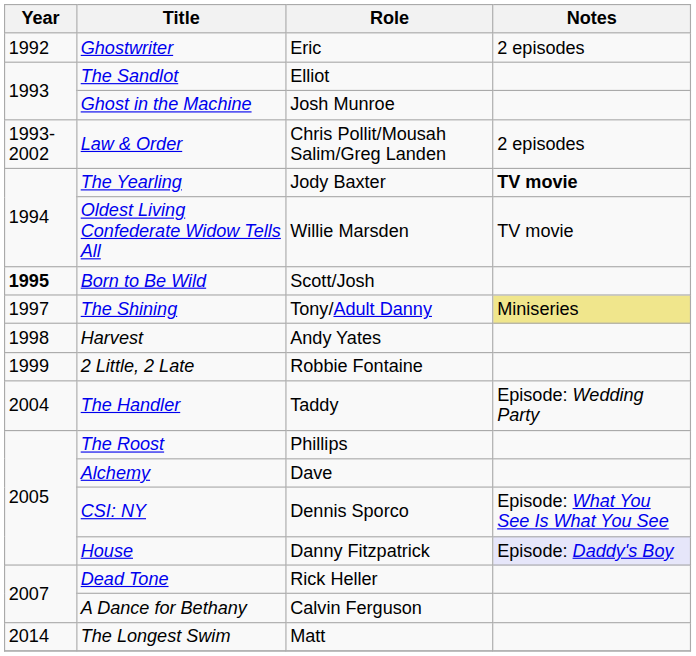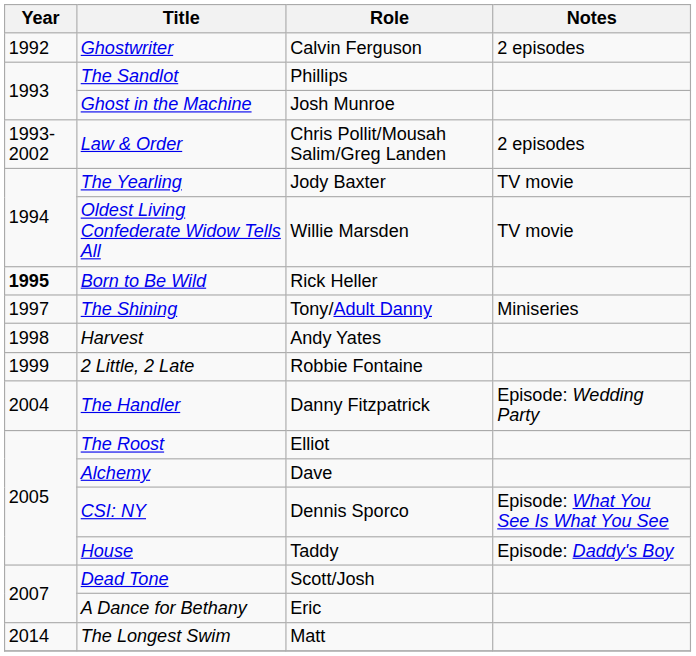(306, 47) Eric -> (356, 47) Calvin Ferguson
(310, 76) Elliot -> (319, 76) Phillips
(537, 182) bold -> (535, 182) normal
(332, 280) Scott/Josh -> (334, 280) Rick Heller
(538, 309) khaki background -> (538, 309) no background
(314, 405) Taddy -> (360, 405) Danny Fitzpatrick
(319, 444) Phillips -> (310, 444) Elliot
(360, 550) Danny Fitzpatrick -> (314, 550) Taddy
(585, 550) lavender background -> (585, 550) no background
(334, 579) Rick Heller -> (332, 579) Scott/Josh
(356, 607) Calvin Ferguson -> (306, 607) Eric
